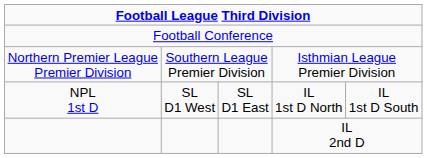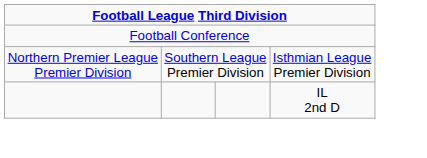- row: (83, 100)
